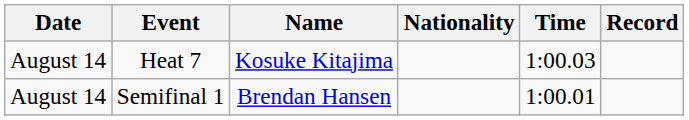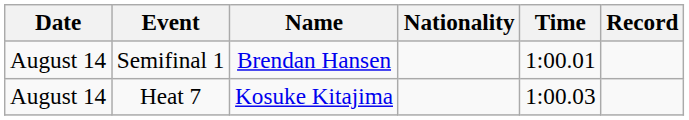rows swapped: (171, 59) <-> (171, 96)
